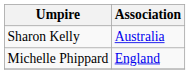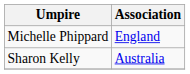rows swapped: (44, 36) <-> (58, 58)
